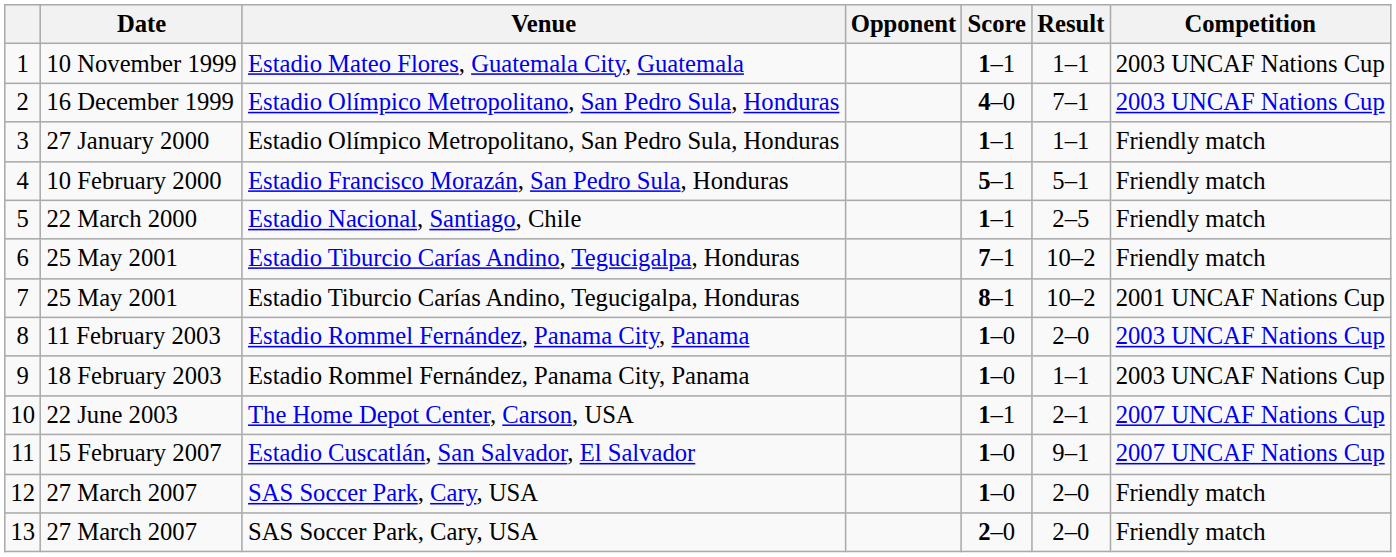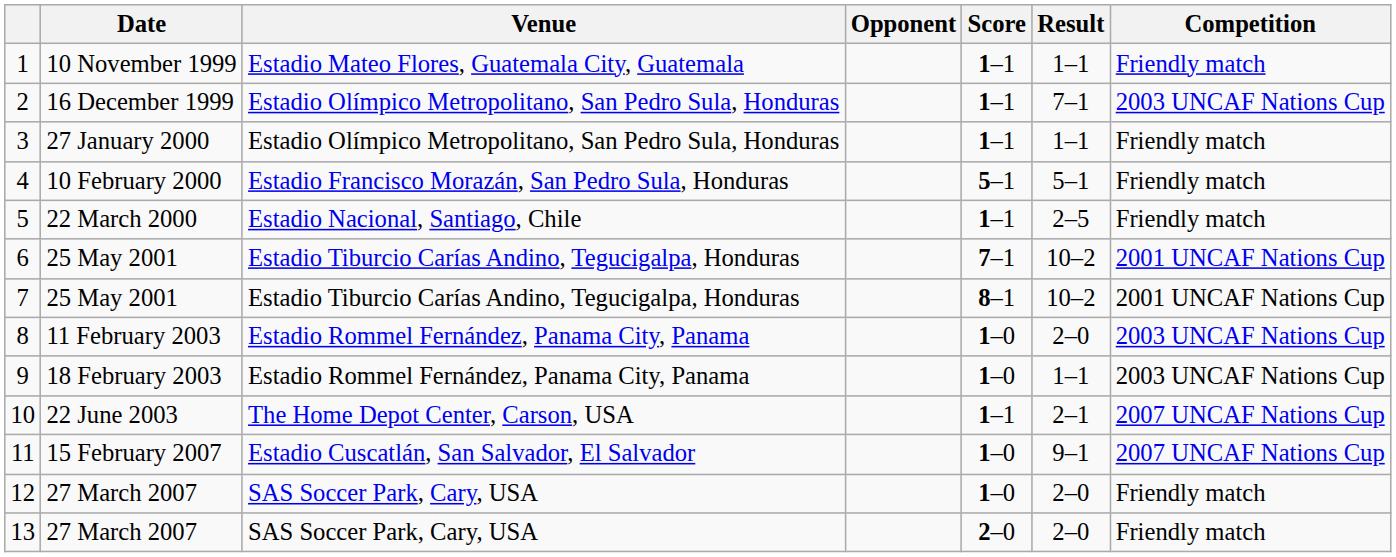(1250, 63) 2003 UNCAF Nations Cup -> (1191, 63) Friendly match
(997, 102) 4–0 -> (997, 102) 1–1
(1191, 258) Friendly match -> (1250, 258) 2001 UNCAF Nations Cup
